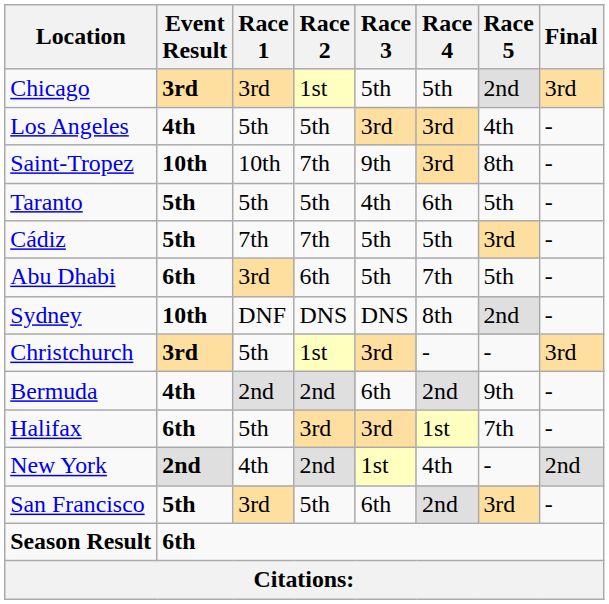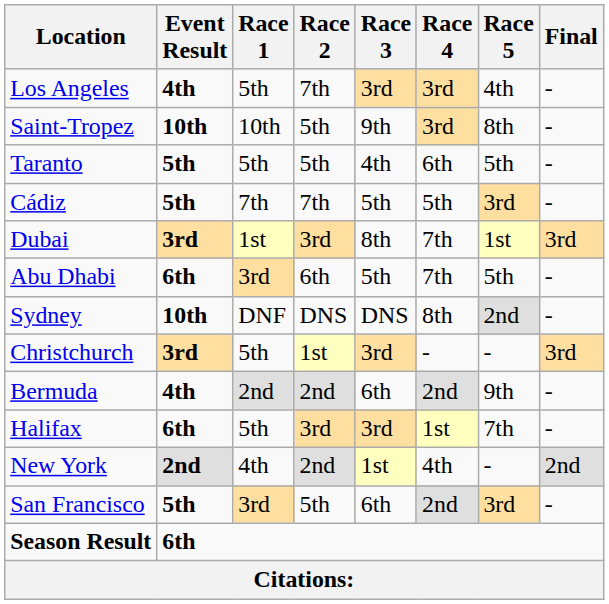- row: (50, 88)
(315, 125) 5th -> (315, 88) 7th
(315, 163) 7th -> (315, 125) 5th
+ row: (39, 239)
